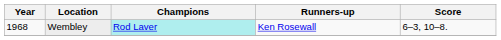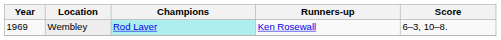(17, 27) 1968 -> (17, 27) 1969
